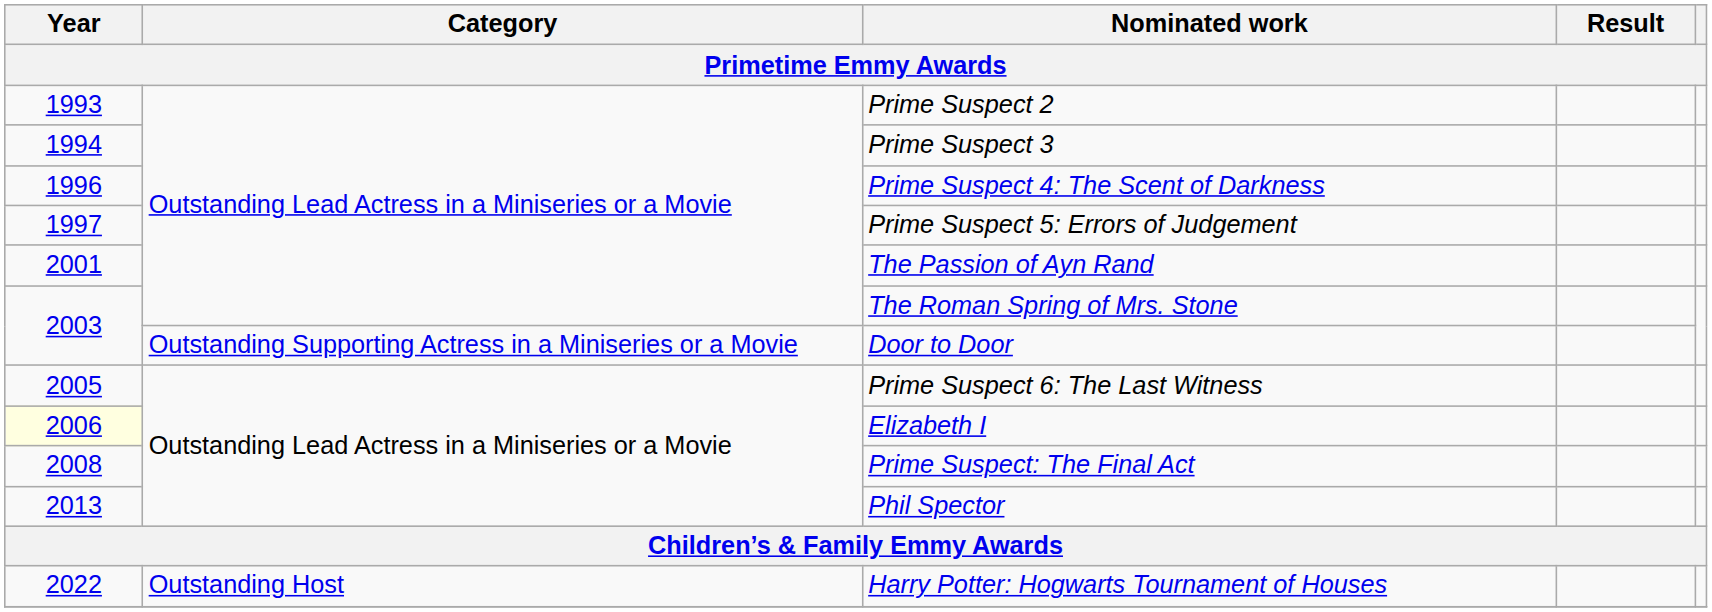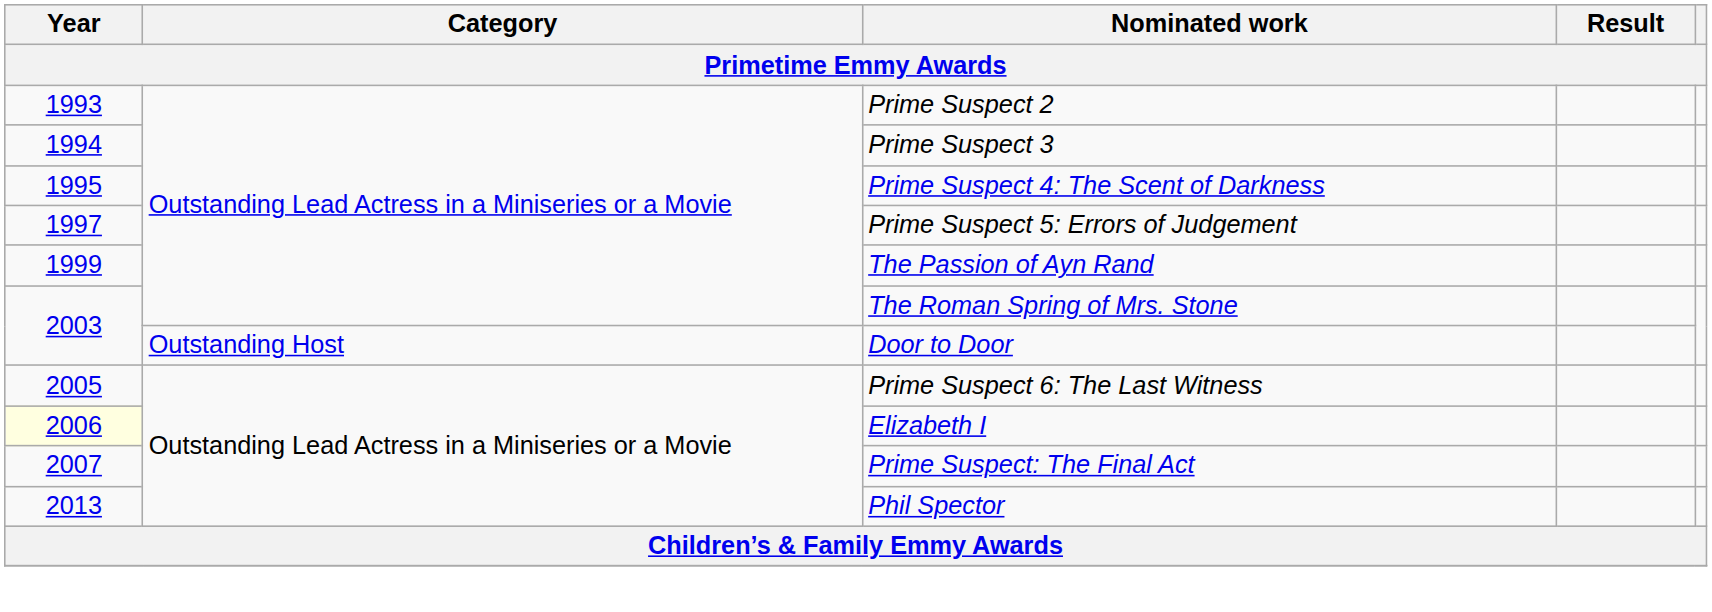(74, 184) 1996 -> (74, 184) 1995
(74, 265) 2001 -> (74, 265) 1999
(473, 345) Outstanding Supporting Actress in a Miniseries or a Movie -> (246, 345) Outstanding Host
(74, 465) 2008 -> (74, 465) 2007
- row: (1128, 585)
